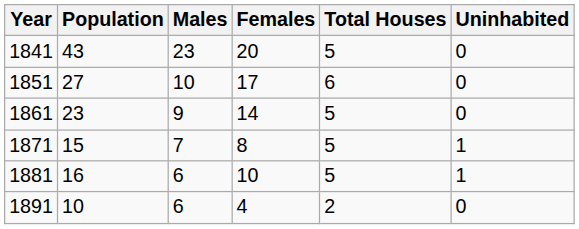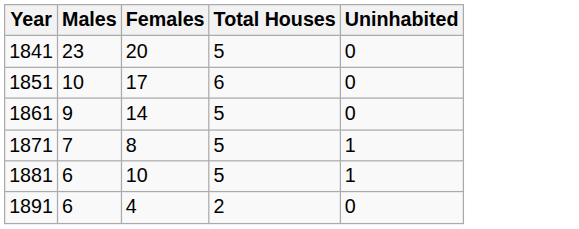- column: (113, 20)
